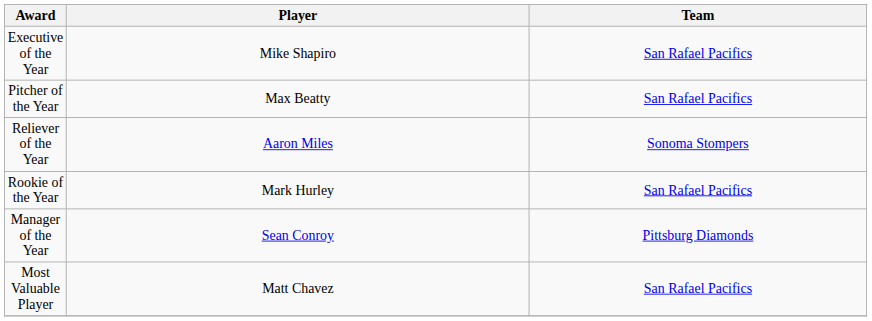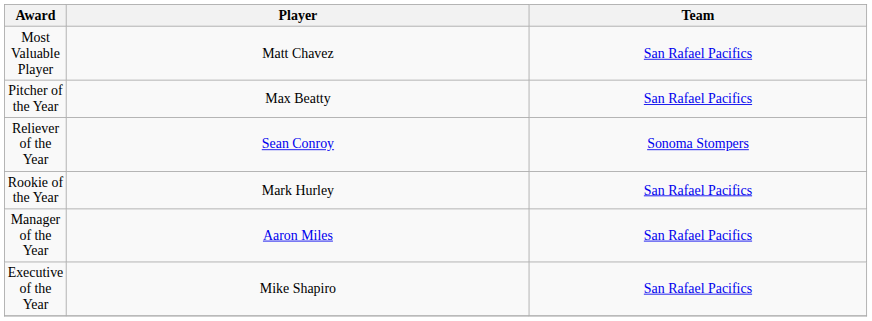rows swapped: (35, 288) <-> (35, 53)
(298, 144) Aaron Miles -> (298, 144) Sean Conroy
(298, 235) Sean Conroy -> (298, 235) Aaron Miles
(698, 235) Pittsburg Diamonds -> (698, 235) San Rafael Pacifics
